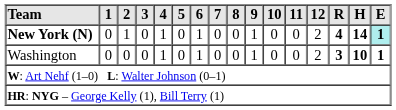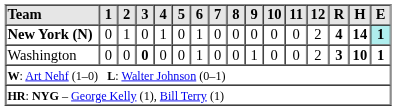(254, 34) 1 -> (254, 34) 0
(145, 55) normal -> (145, 55) bold
(163, 55) 1 -> (163, 55) 0
